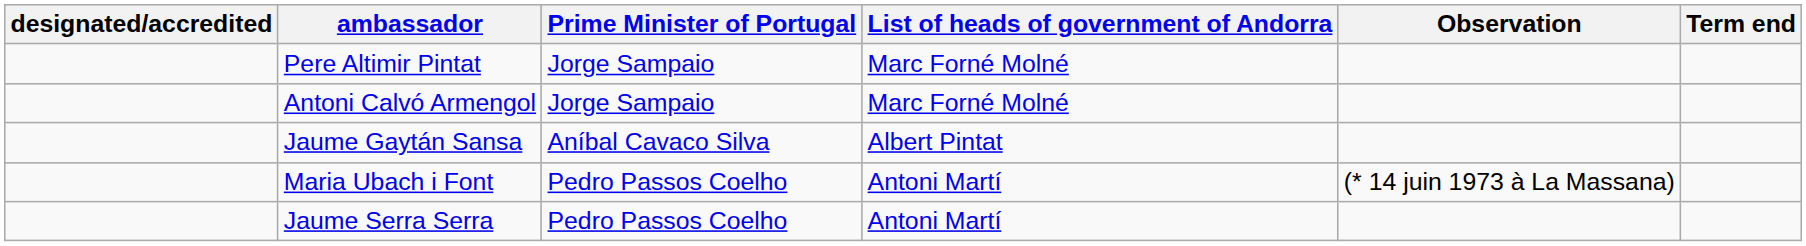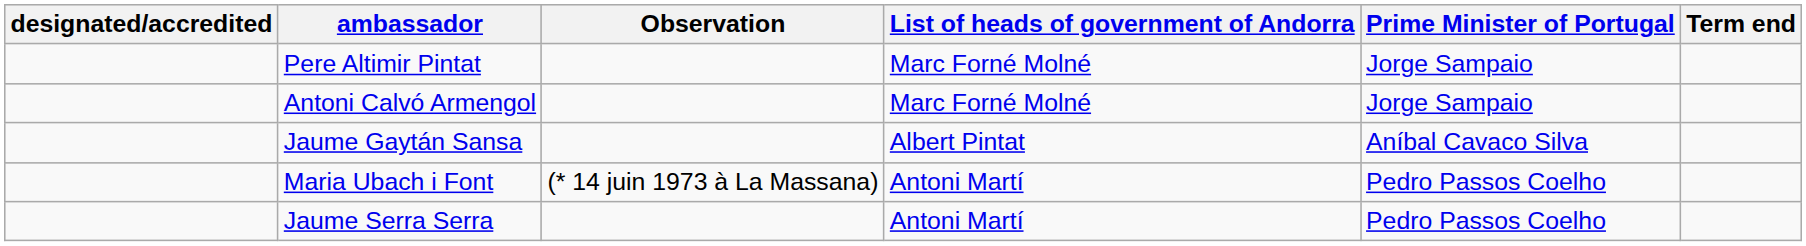columns swapped: (1509, 24) <-> (702, 24)
